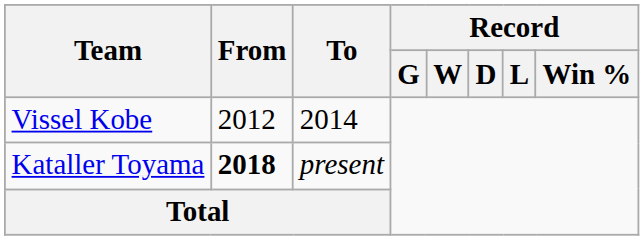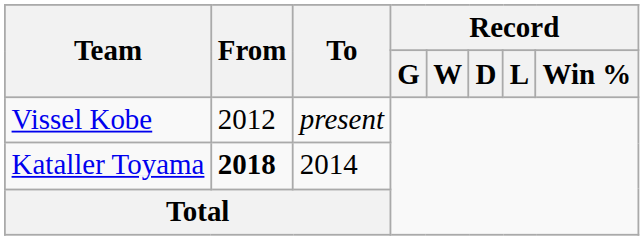(329, 119) 2014 -> (342, 119) present
(342, 165) present -> (329, 165) 2014
